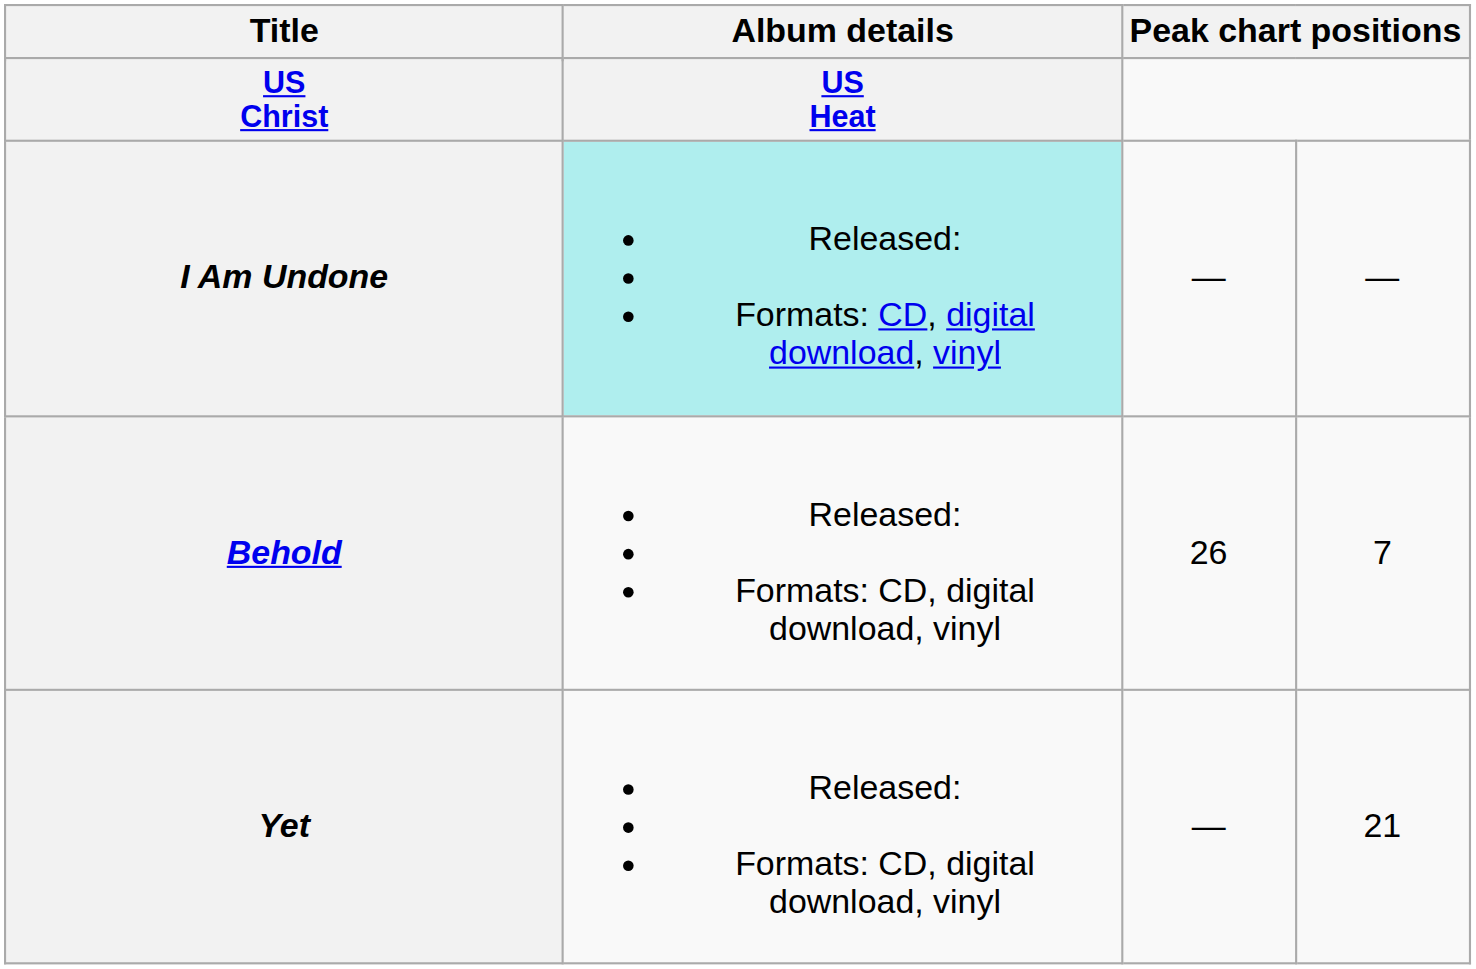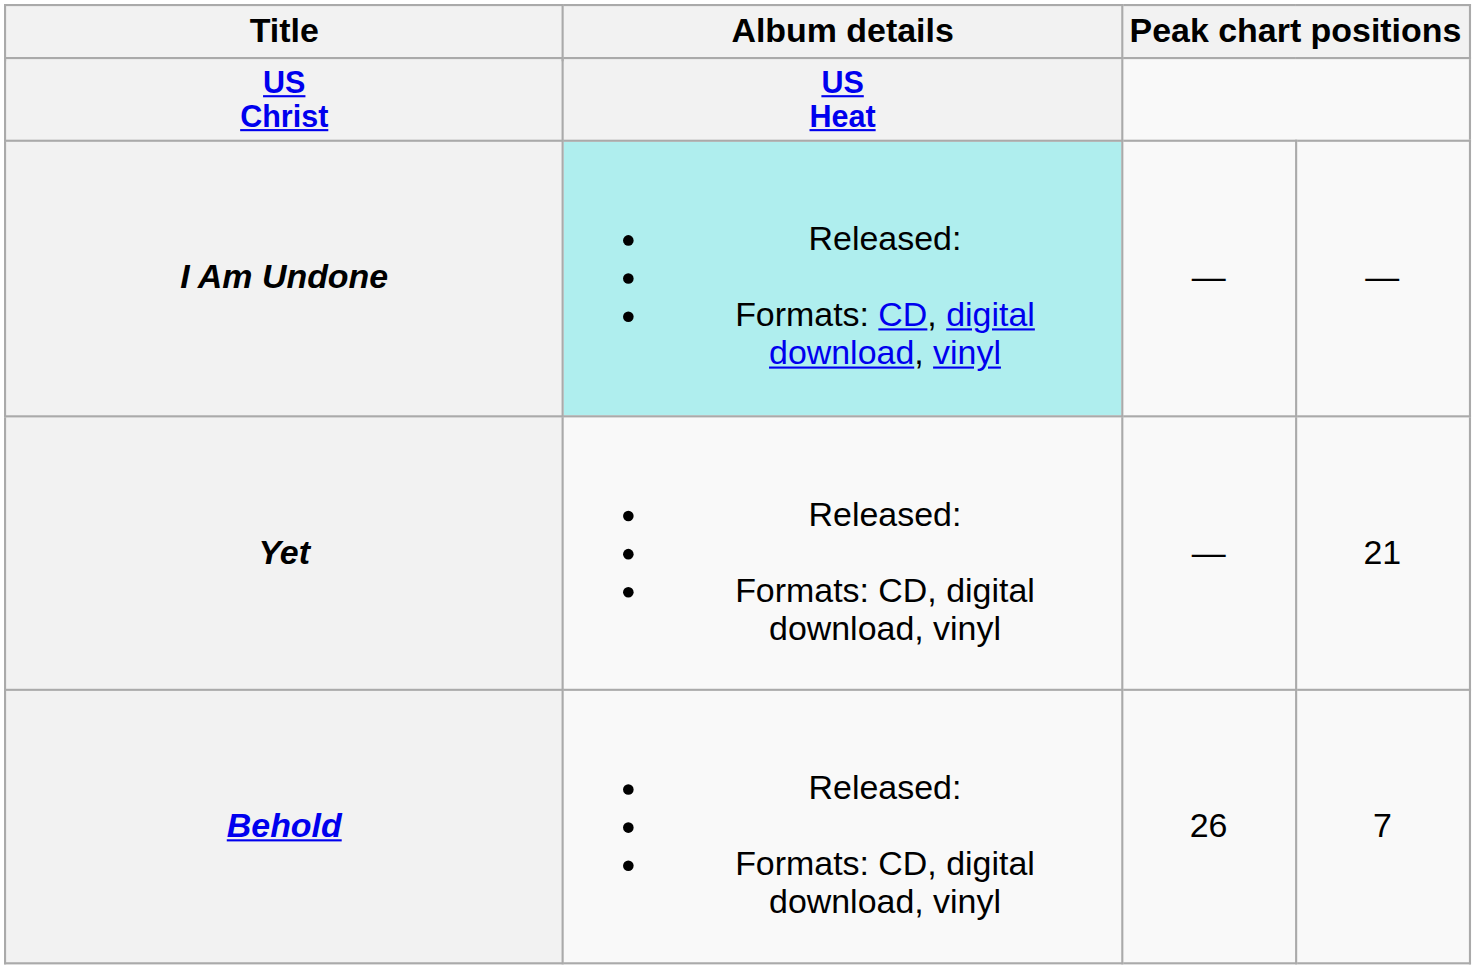rows swapped: (284, 826) <-> (284, 551)
